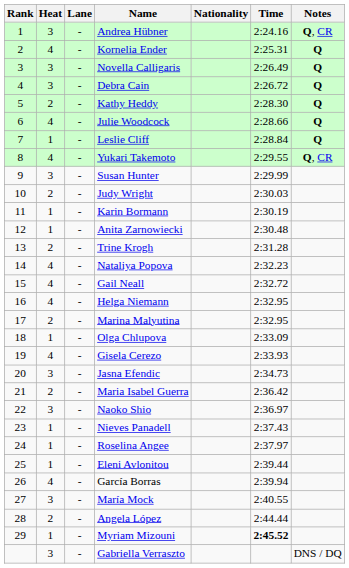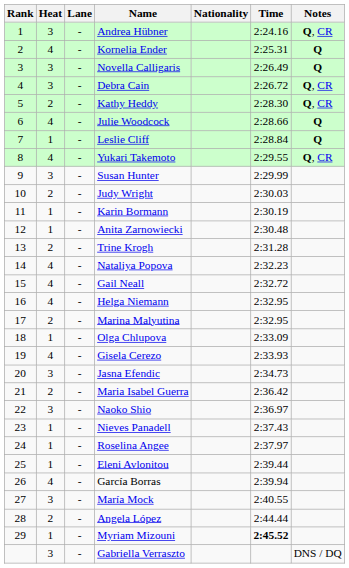(318, 85) Q -> (318, 85) Q, CR
(318, 103) Q -> (318, 103) Q, CR
